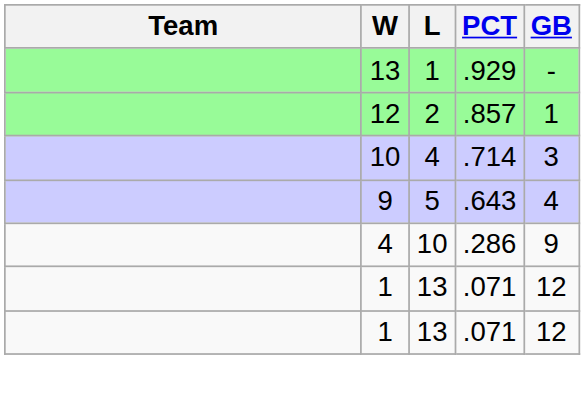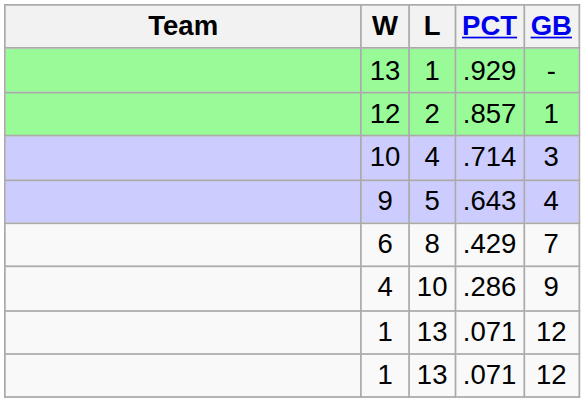+ row: (385, 244)
